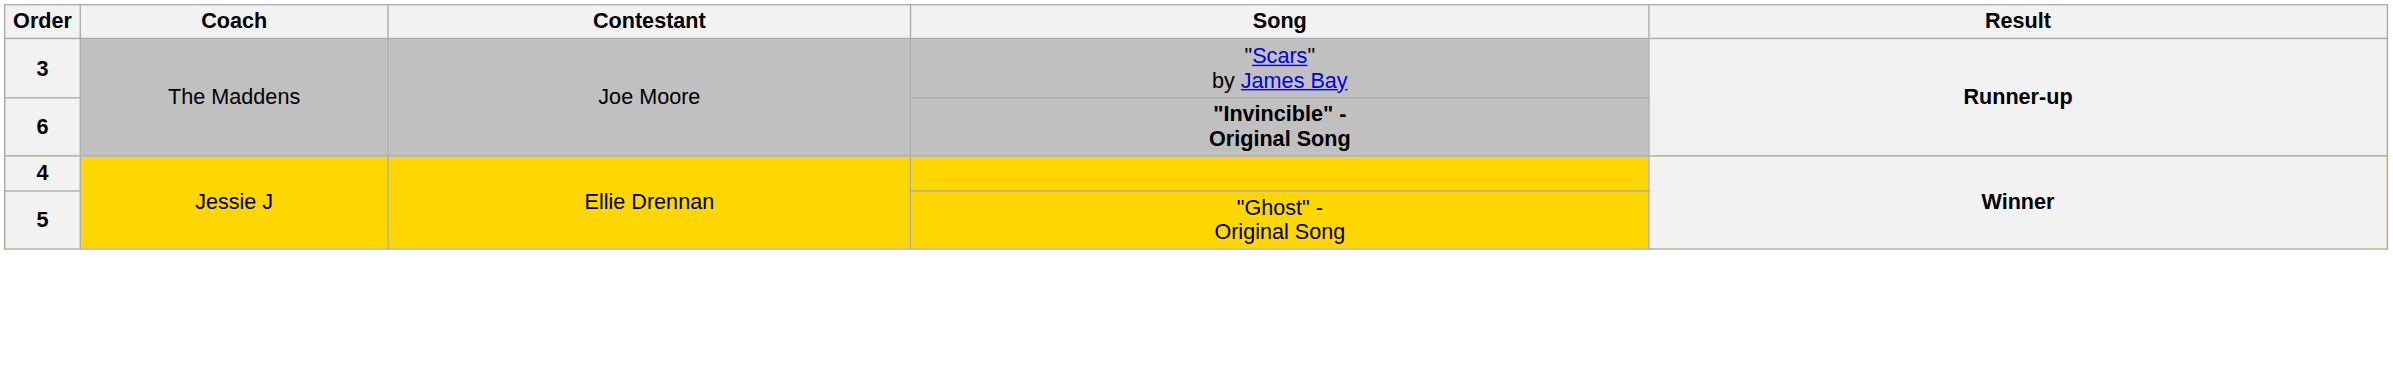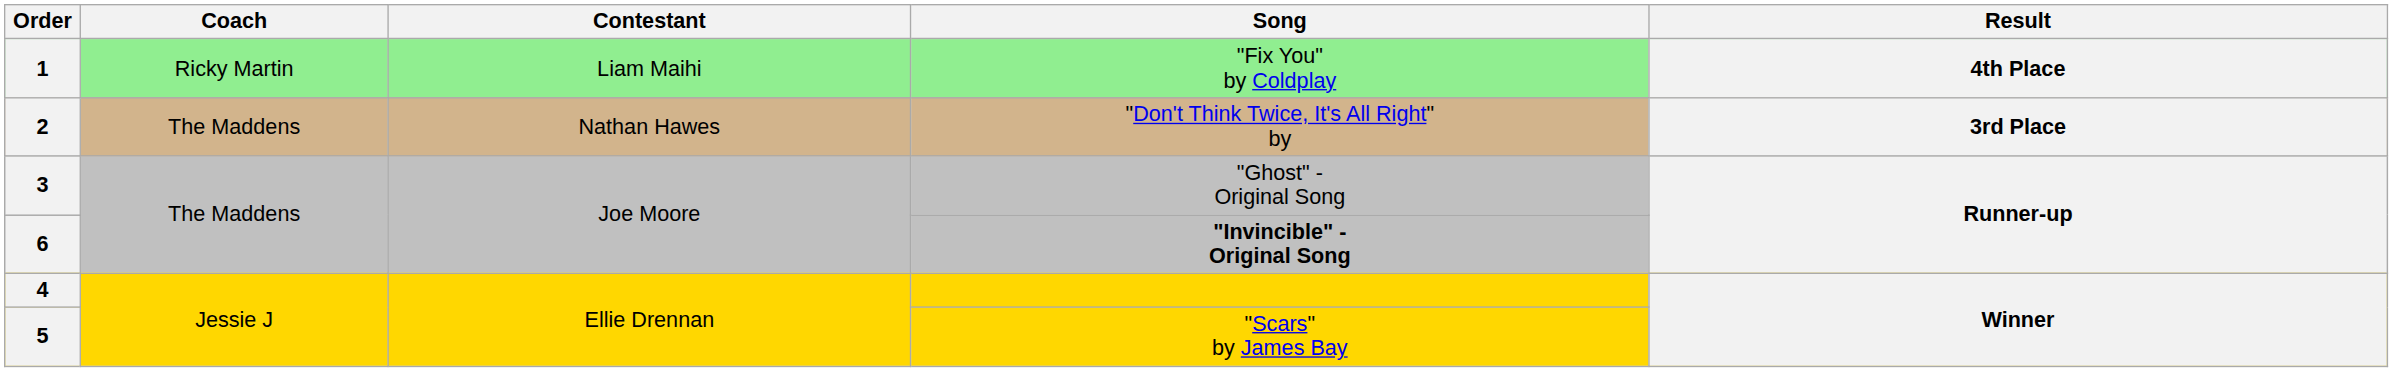+ row: (43, 68)
+ row: (43, 126)
(1280, 68) "Scars" by James Bay -> (1280, 185) "Ghost" - Original Song
(1280, 219) "Ghost" - Original Song -> (1280, 336) "Scars" by James Bay
